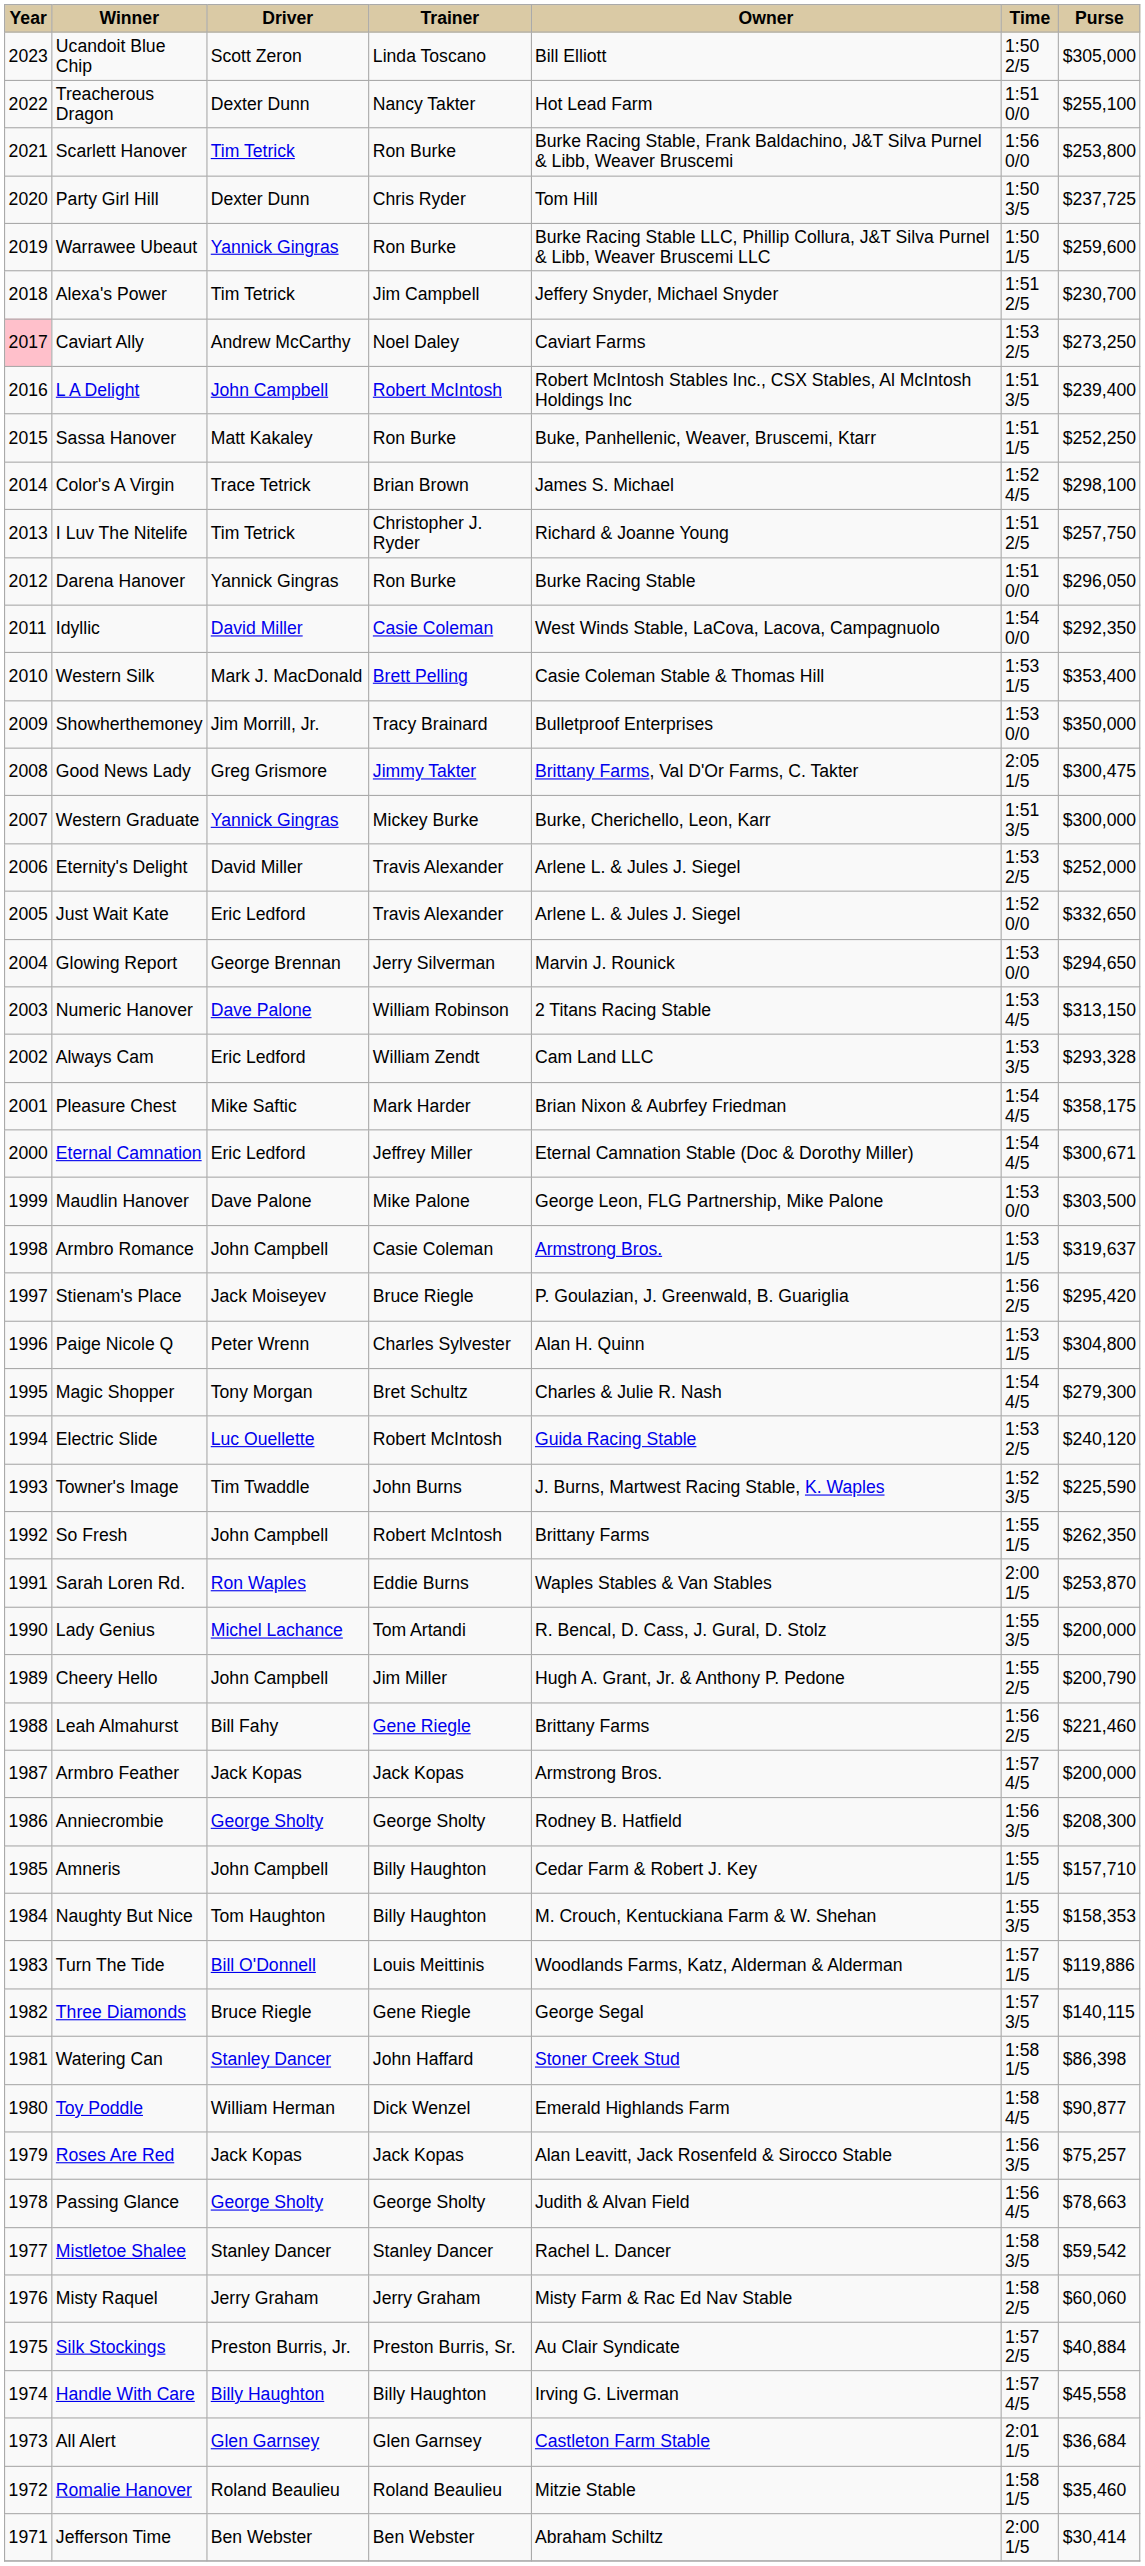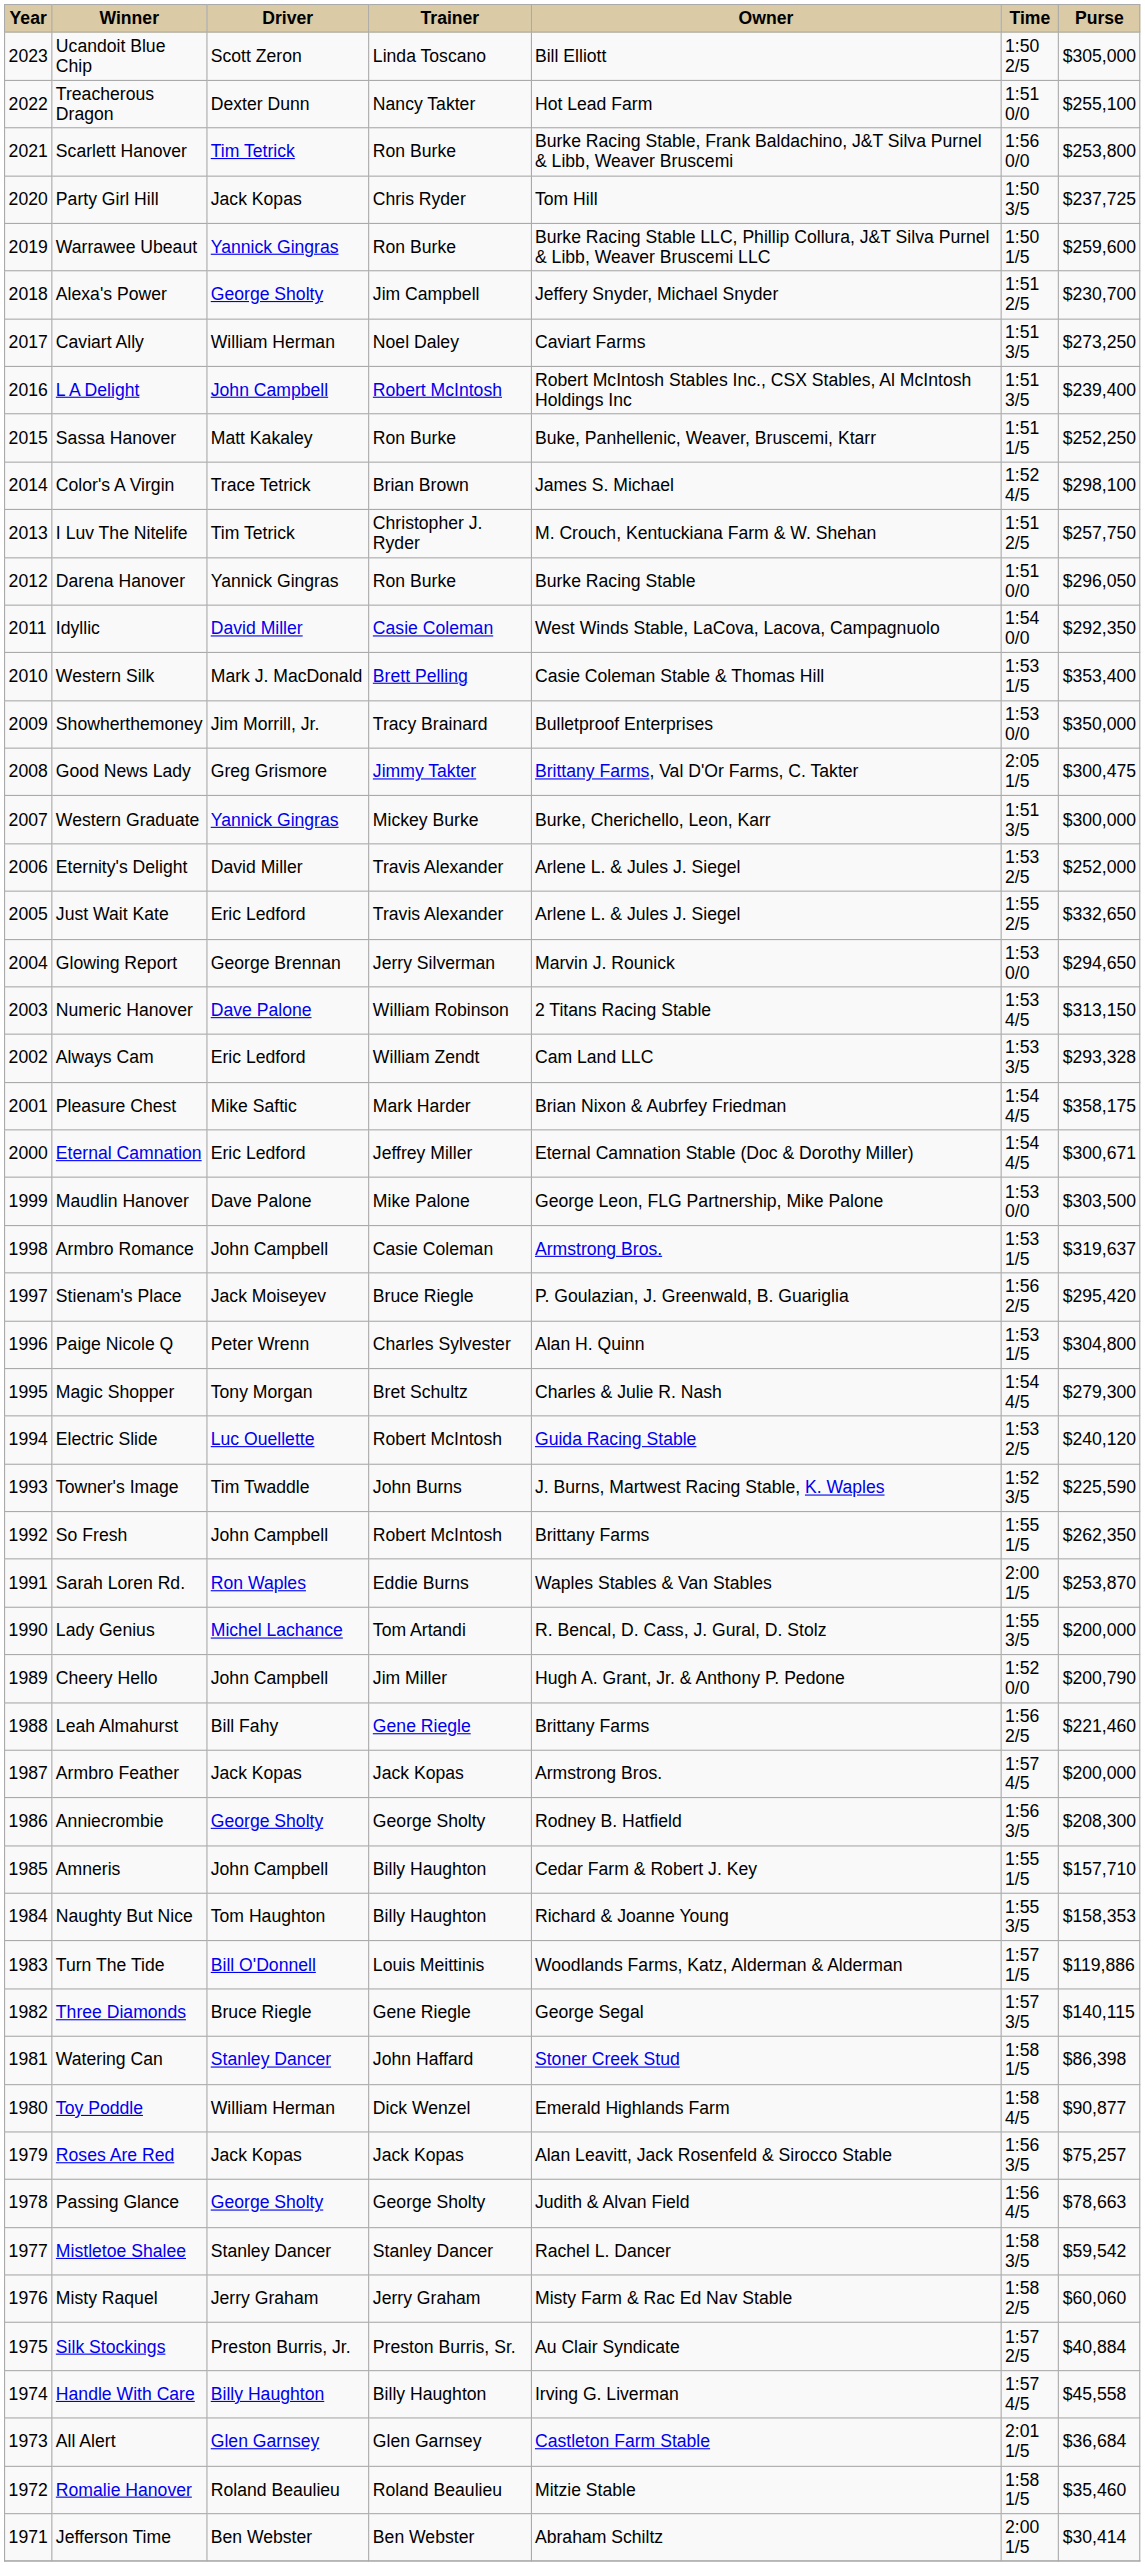(260, 199) Dexter Dunn -> (256, 199) Jack Kopas
(253, 294) Tim Tetrick -> (267, 294) George Sholty
(28, 342) pink background -> (28, 342) no background
(281, 342) Andrew McCarthy -> (273, 342) William Herman
(1022, 342) 1:53 2/5 -> (1022, 342) 1:51 3/5
(632, 533) Richard & Joanne Young -> (706, 533) M. Crouch, Kentuckiana Farm & W. Shehan
(1022, 915) 1:52 0/0 -> (1022, 915) 1:55 2/5
(1022, 1678) 1:55 2/5 -> (1022, 1678) 1:52 0/0
(706, 1917) M. Crouch, Kentuckiana Farm & W. Shehan -> (632, 1917) Richard & Joanne Young
